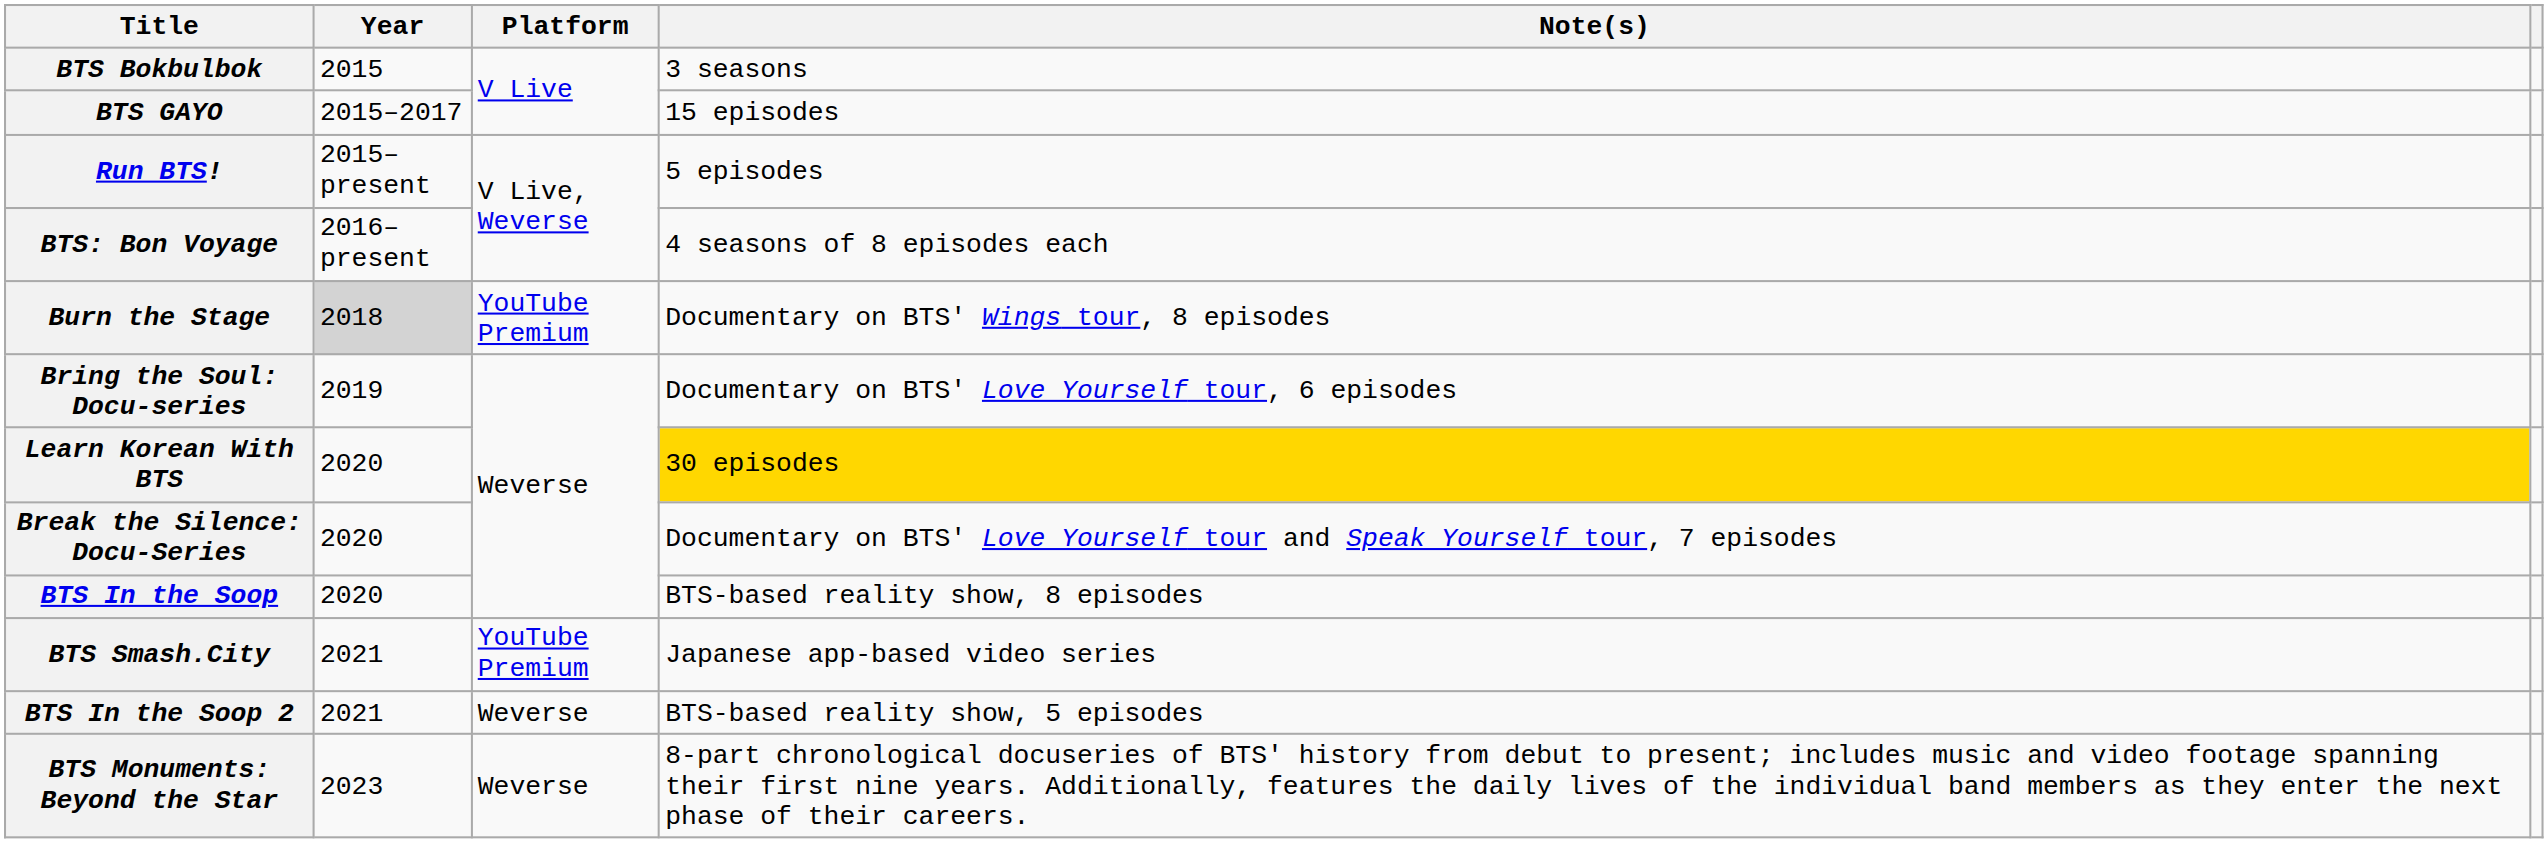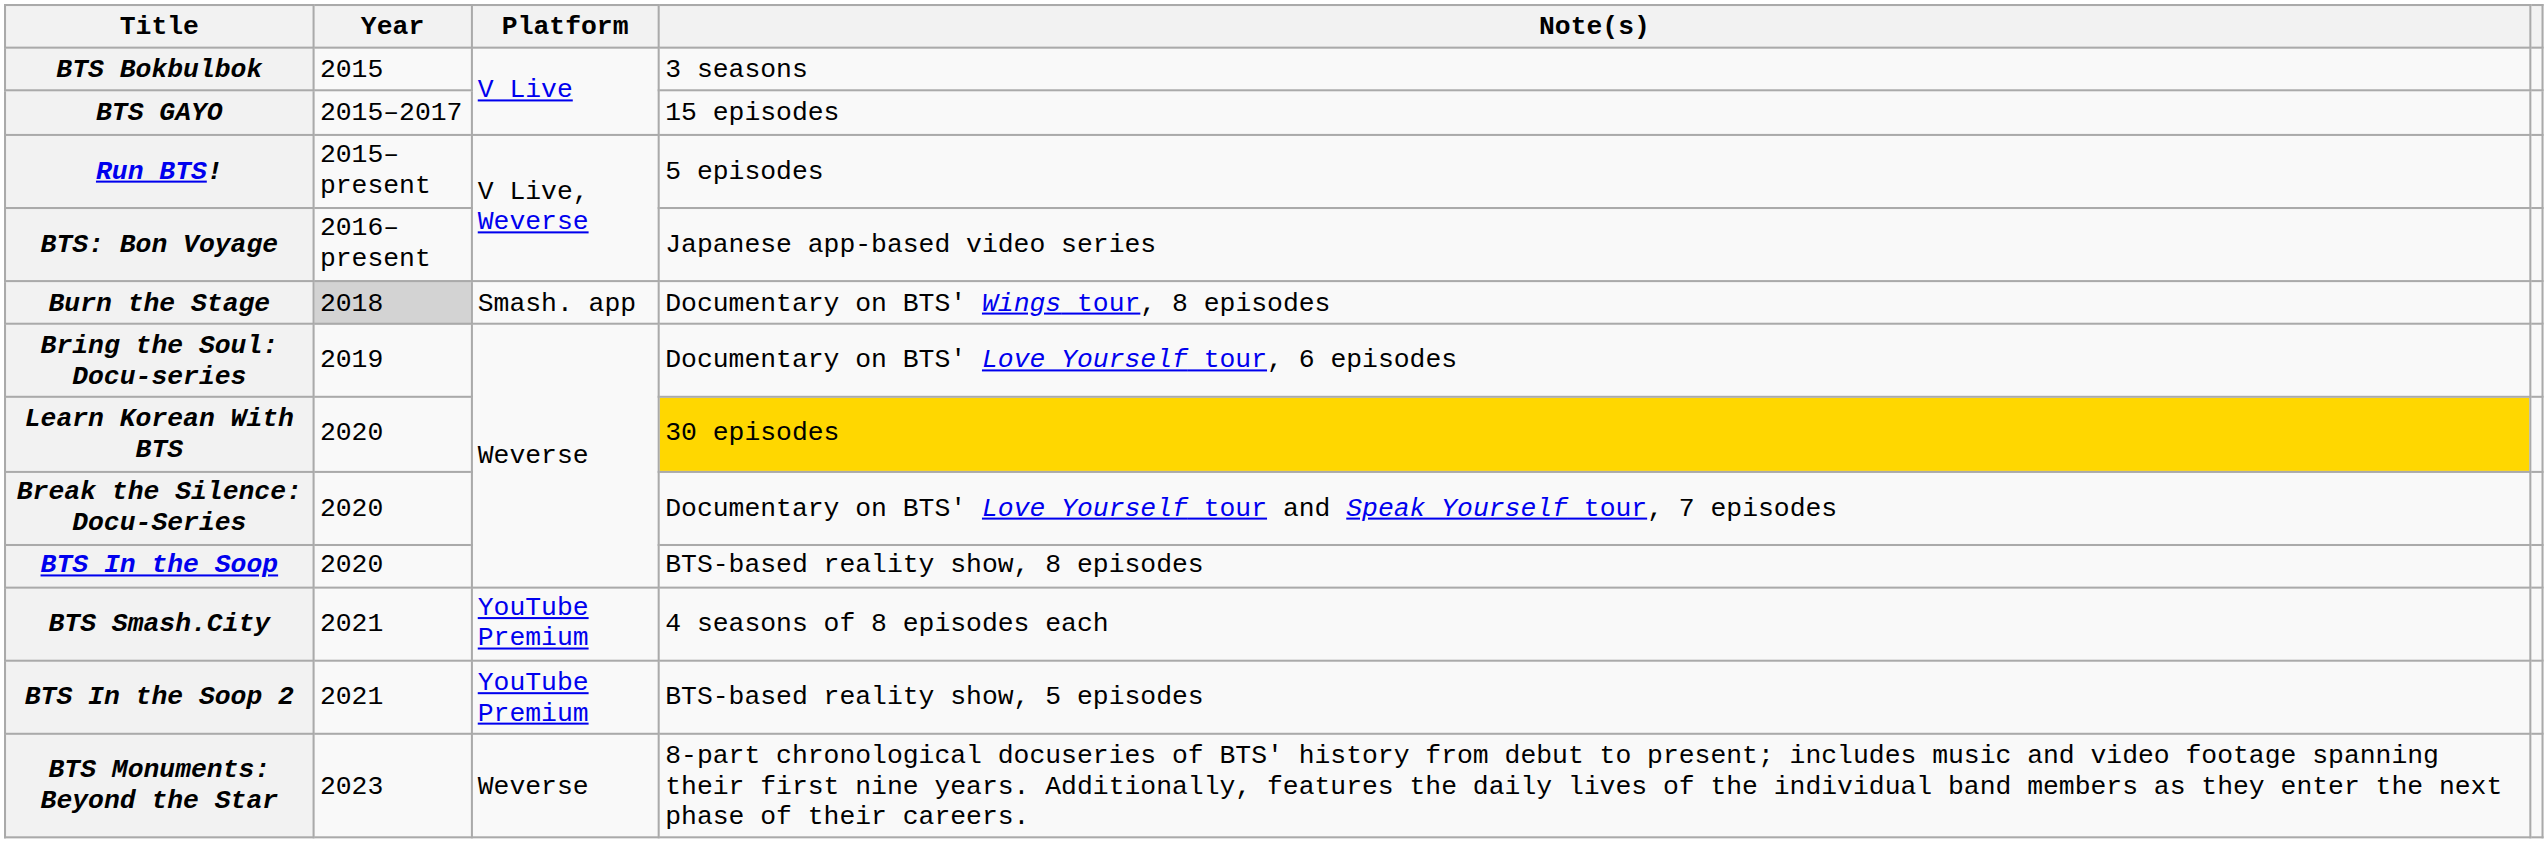(887, 244) 4 seasons of 8 episodes each -> (911, 244) Japanese app-based video series
(533, 318) YouTube Premium -> (557, 302) Smash. app
(911, 655) Japanese app-based video series -> (887, 624) 4 seasons of 8 episodes each
(533, 713) Weverse -> (533, 698) YouTube Premium
